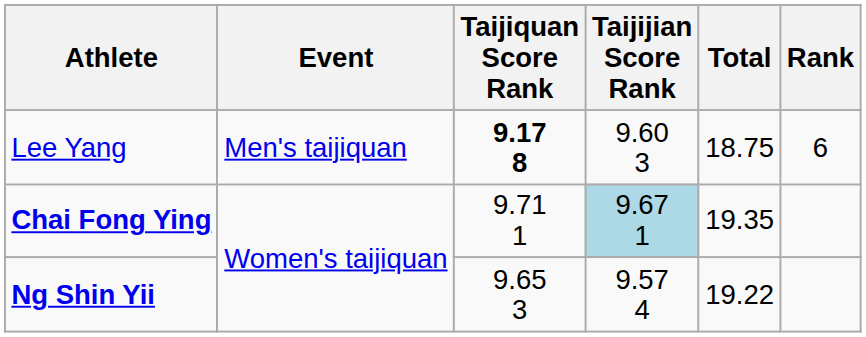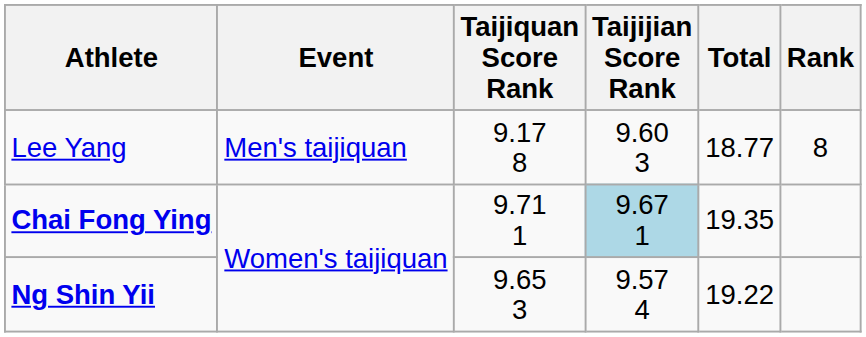(520, 147) bold -> (520, 147) normal
(740, 147) 18.75 -> (740, 147) 18.77
(820, 147) 6 -> (820, 147) 8
